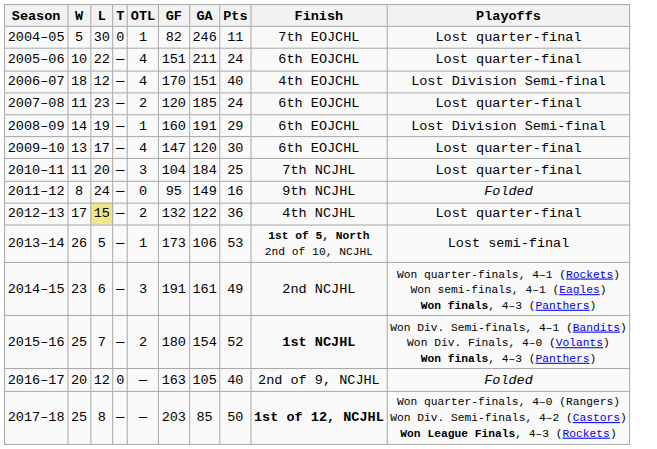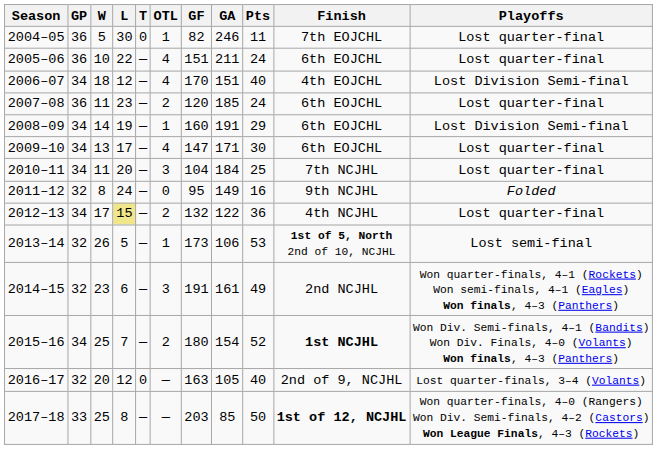+ column: (79, 16)
(205, 148) 120 -> (227, 148) 171
(508, 380) Folded -> (531, 381) Lost quarter-finals, 3–4 (Volants)
